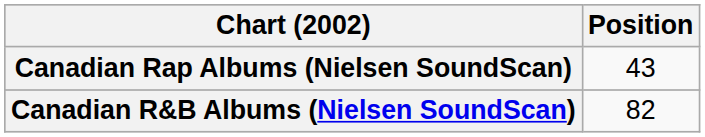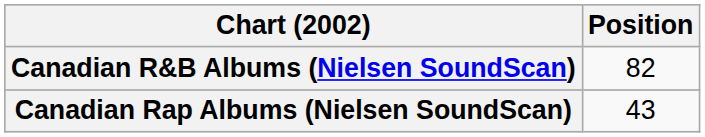rows swapped: (293, 110) <-> (293, 68)
